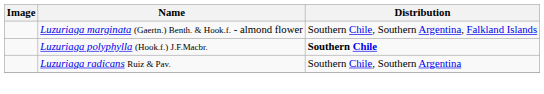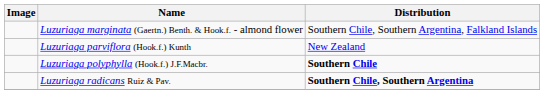+ row: (116, 47)
(384, 64) normal -> (390, 81) bold
